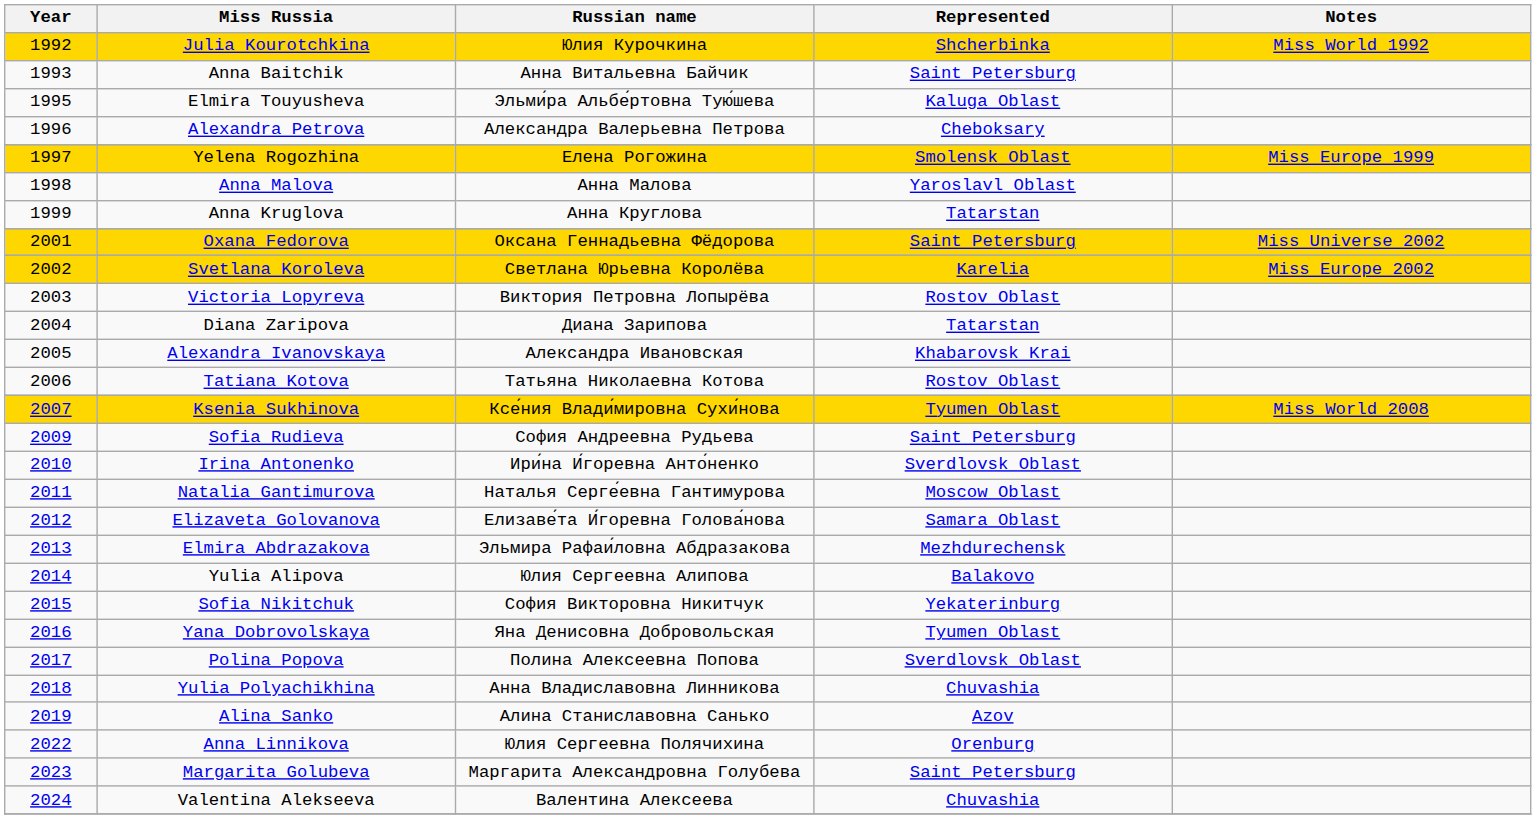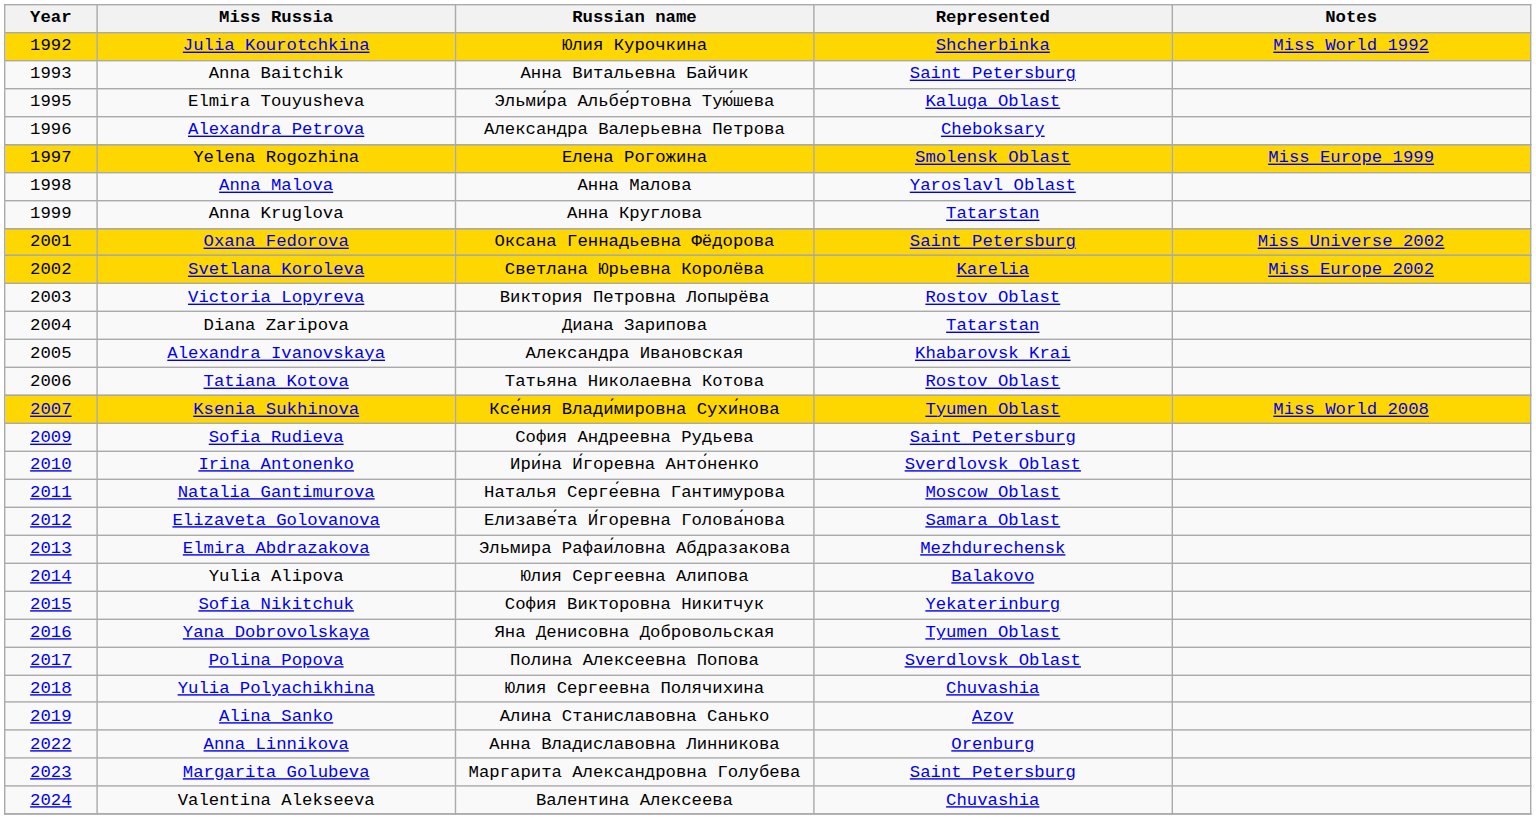(634, 689) Анна Владиславовна Линникова -> (634, 689) Юлия Сергеевна Полячихина
(634, 745) Юлия Сергеевна Полячихина -> (634, 745) Анна Владиславовна Линникова
